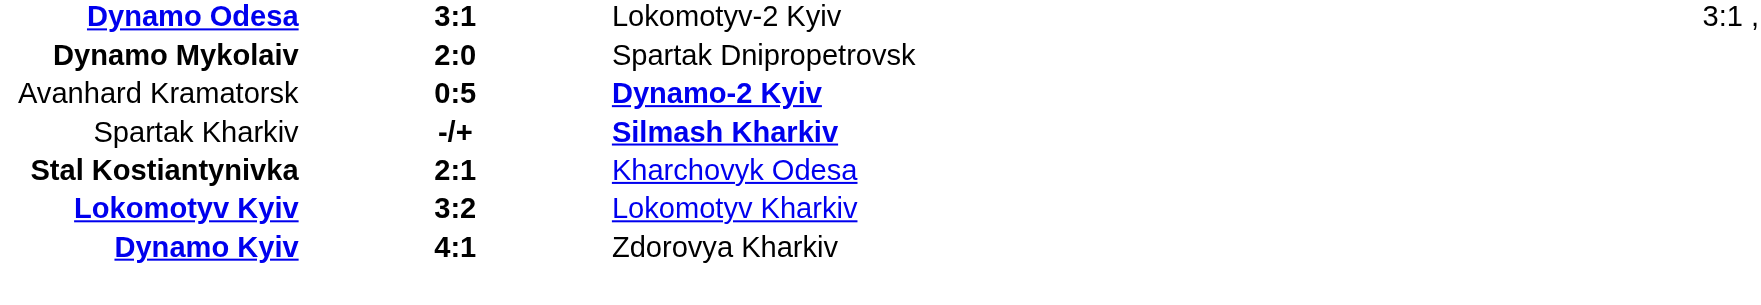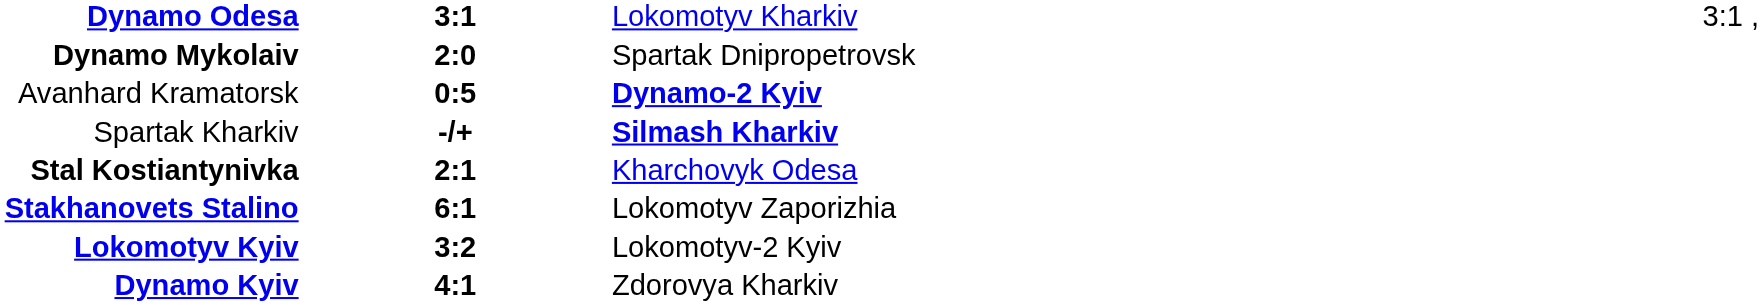(727, 16) Lokomotyv-2 Kyiv -> (735, 16) Lokomotyv Kharkiv
+ row: (152, 208)
(735, 208) Lokomotyv Kharkiv -> (727, 247) Lokomotyv-2 Kyiv
